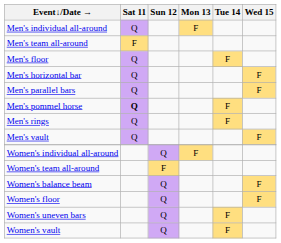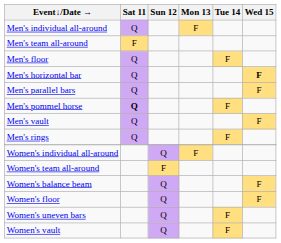(259, 74) normal -> (259, 74) bold
rows swapped: (28, 121) <-> (28, 137)
